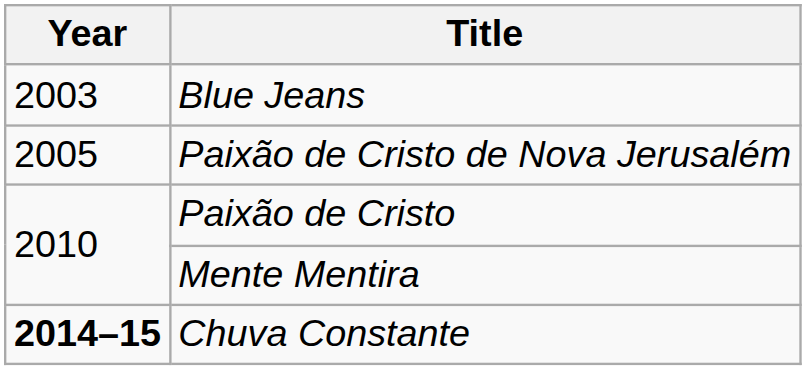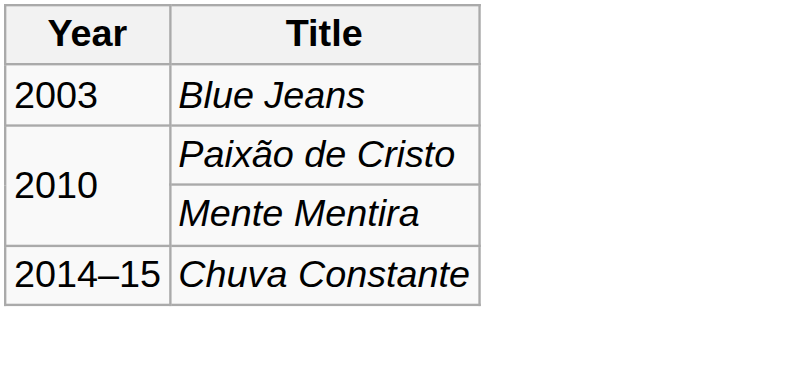- row: (485, 154)
(87, 333) bold -> (87, 273) normal
